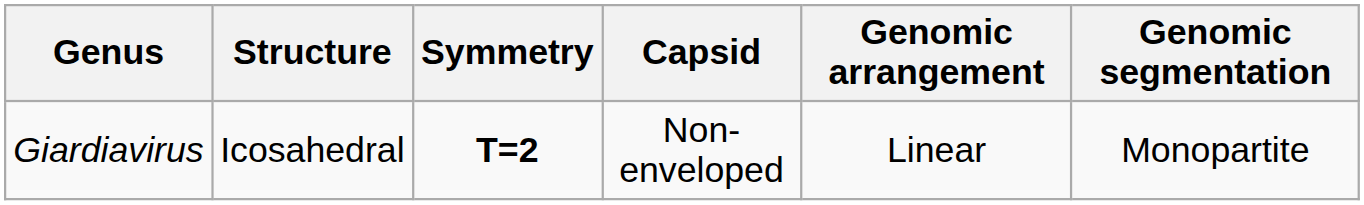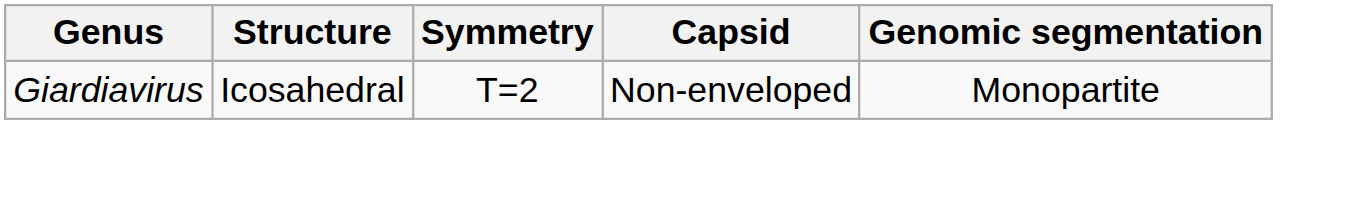- column: (937, 52)
(507, 149) bold -> (507, 89) normal
